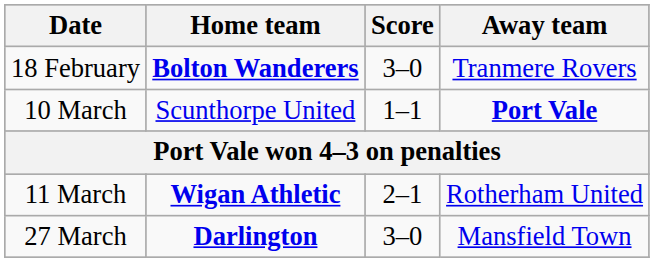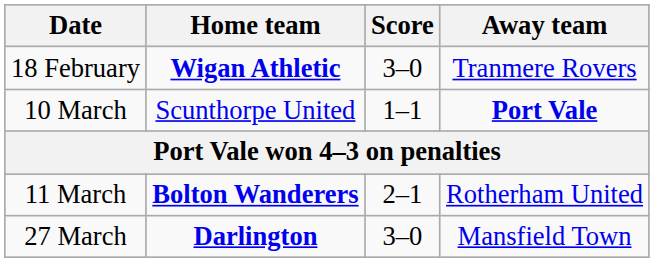(255, 67) Bolton Wanderers -> (255, 67) Wigan Athletic
(255, 194) Wigan Athletic -> (255, 194) Bolton Wanderers
